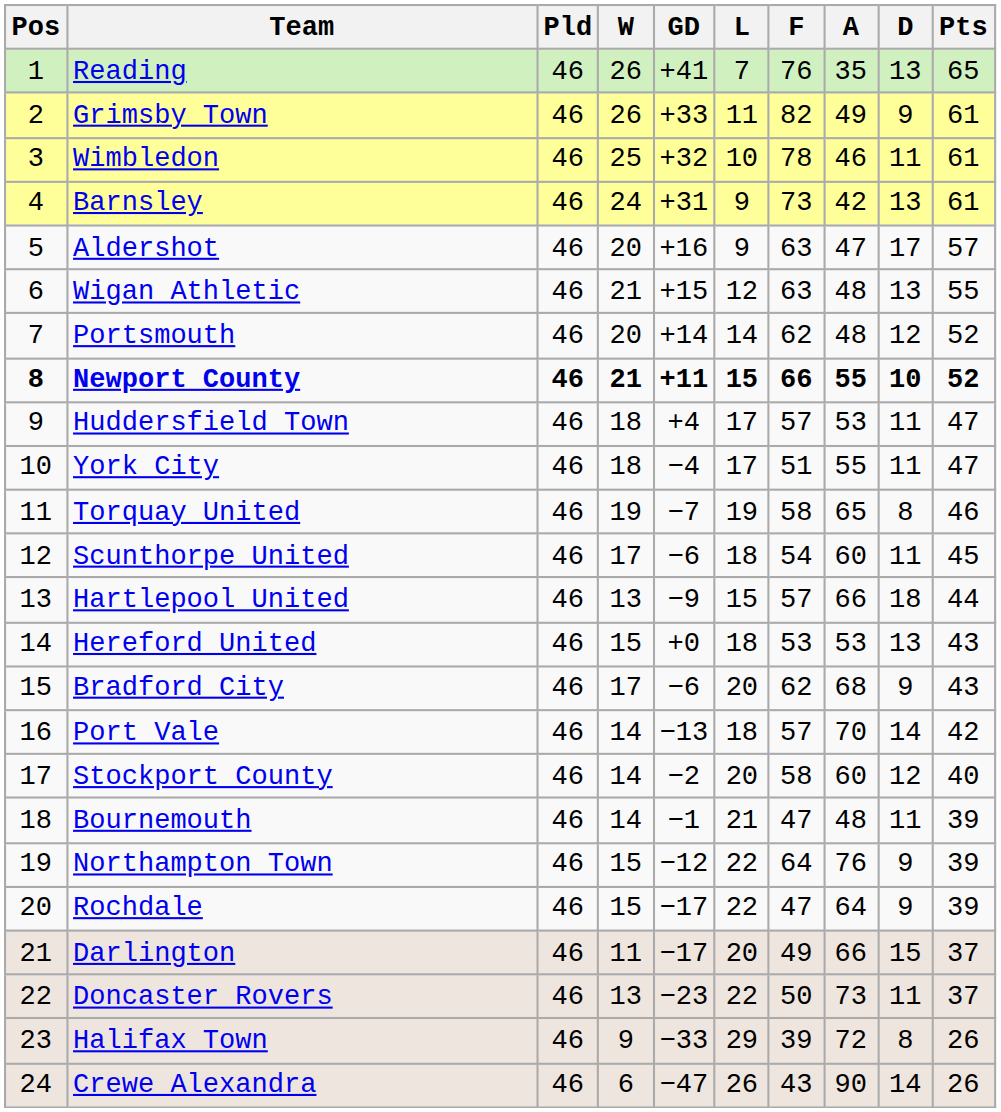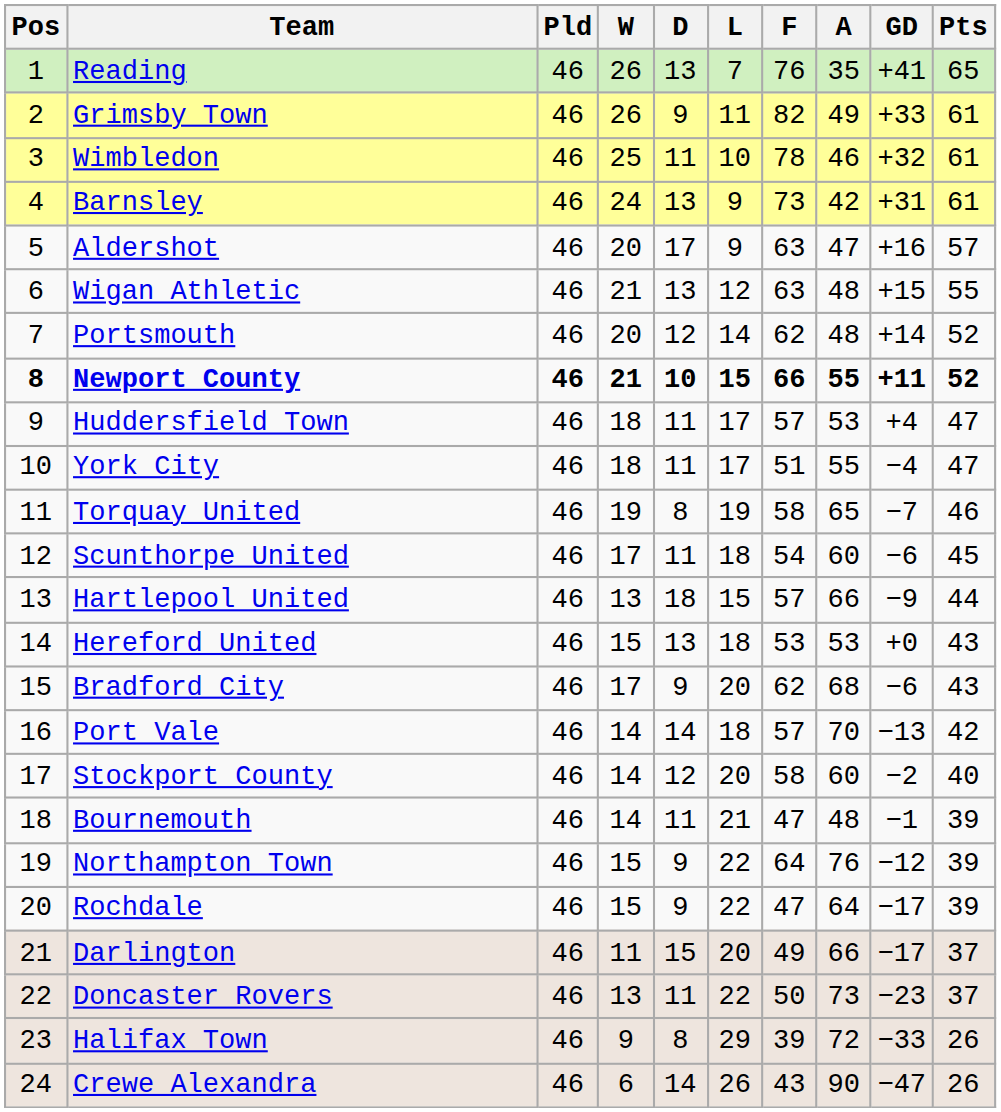columns swapped: (905, 27) <-> (684, 27)
